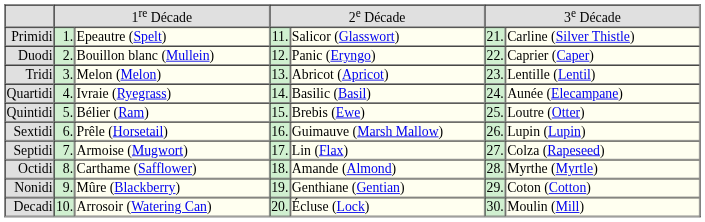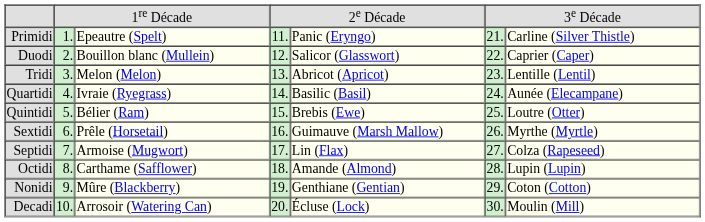(346, 37) Salicor (Glasswort) -> (334, 37) Panic (Eryngo)
(334, 55) Panic (Eryngo) -> (346, 55) Salicor (Glasswort)
(546, 131) Lupin (Lupin) -> (552, 131) Myrthe (Myrtle)
(552, 169) Myrthe (Myrtle) -> (546, 169) Lupin (Lupin)
